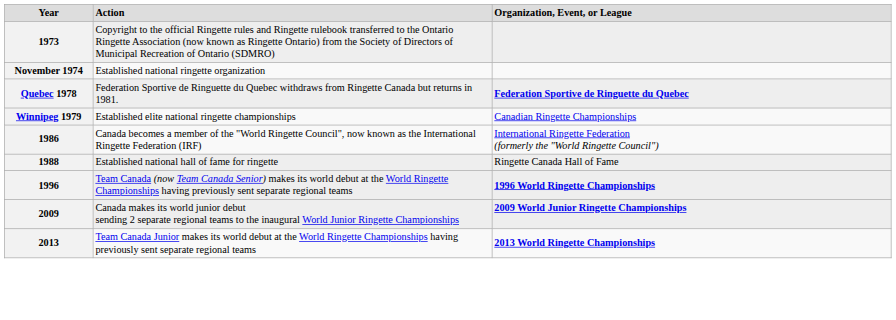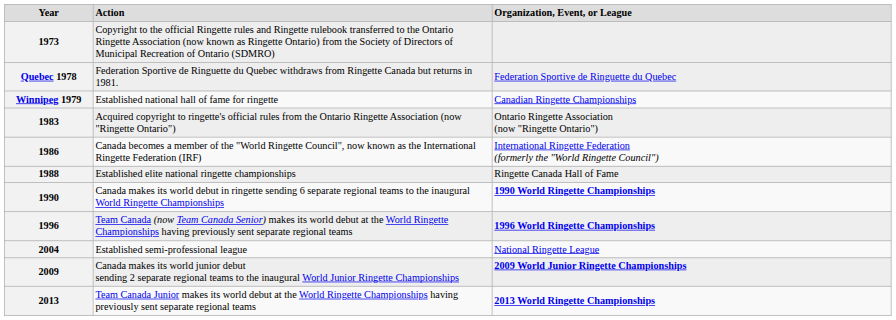- row: (49, 71)
(592, 94) bold -> (585, 77) normal
(196, 116) Established elite national ringette championships -> (187, 100) Established national hall of fame for ringette
+ row: (49, 123)
(187, 162) Established national hall of fame for ringette -> (196, 174) Established elite national ringette championships
+ row: (49, 197)
+ row: (49, 249)
